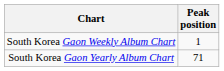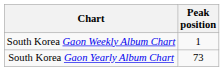(198, 58) 71 -> (198, 58) 73
